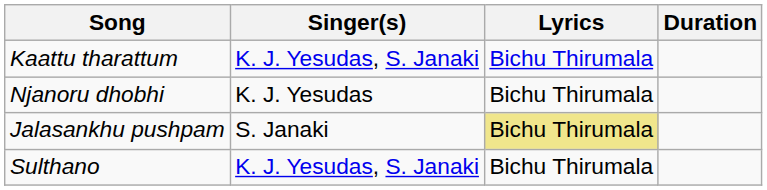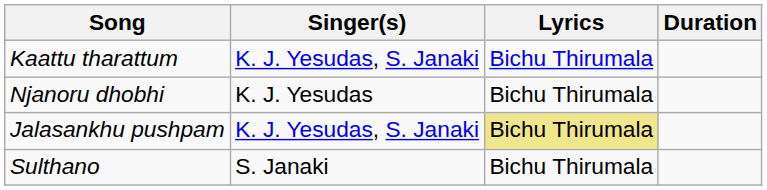(282, 130) S. Janaki -> (357, 130) K. J. Yesudas, S. Janaki
(357, 166) K. J. Yesudas, S. Janaki -> (282, 166) S. Janaki
